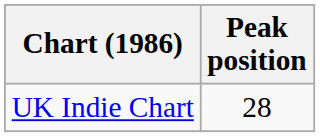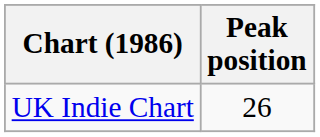(257, 107) 28 -> (257, 107) 26
